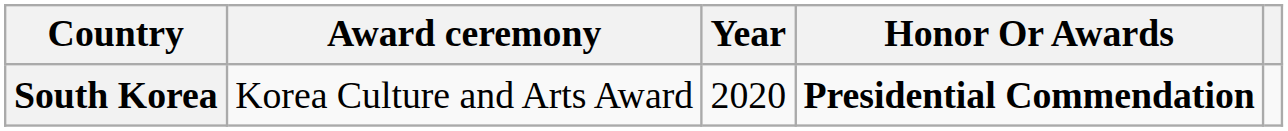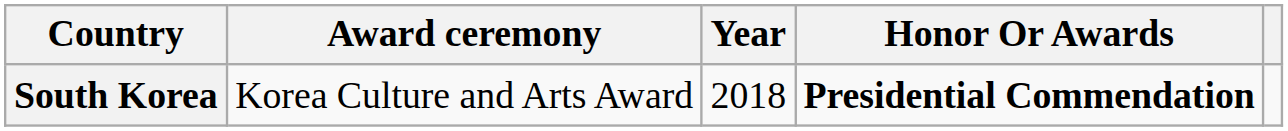(748, 94) 2020 -> (748, 94) 2018
